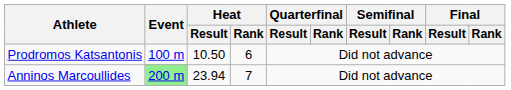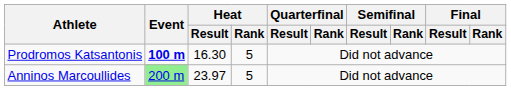(166, 55) normal -> (167, 55) bold
(209, 55) 10.50 -> (210, 55) 16.30
(249, 55) 6 -> (249, 55) 5
(209, 75) 23.94 -> (210, 75) 23.97
(249, 75) 7 -> (249, 75) 5
